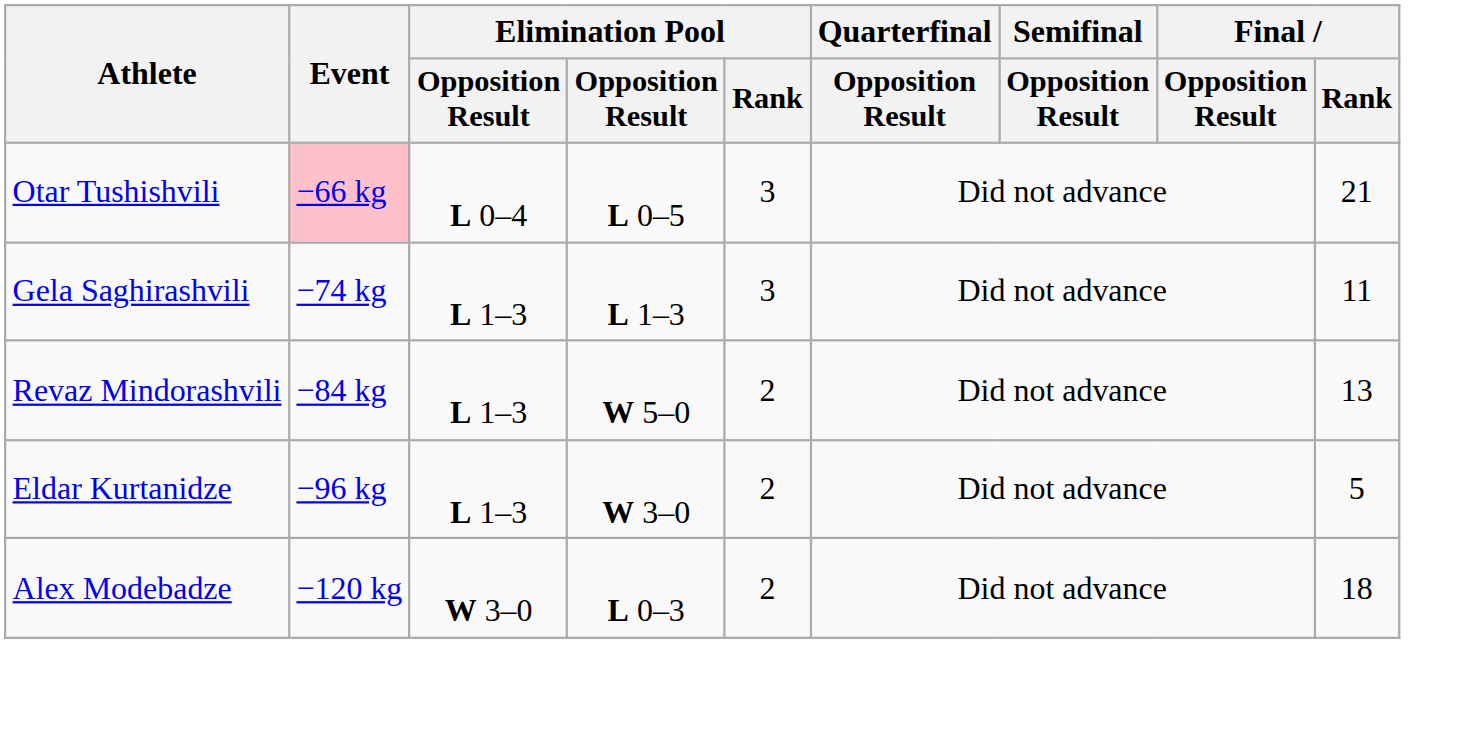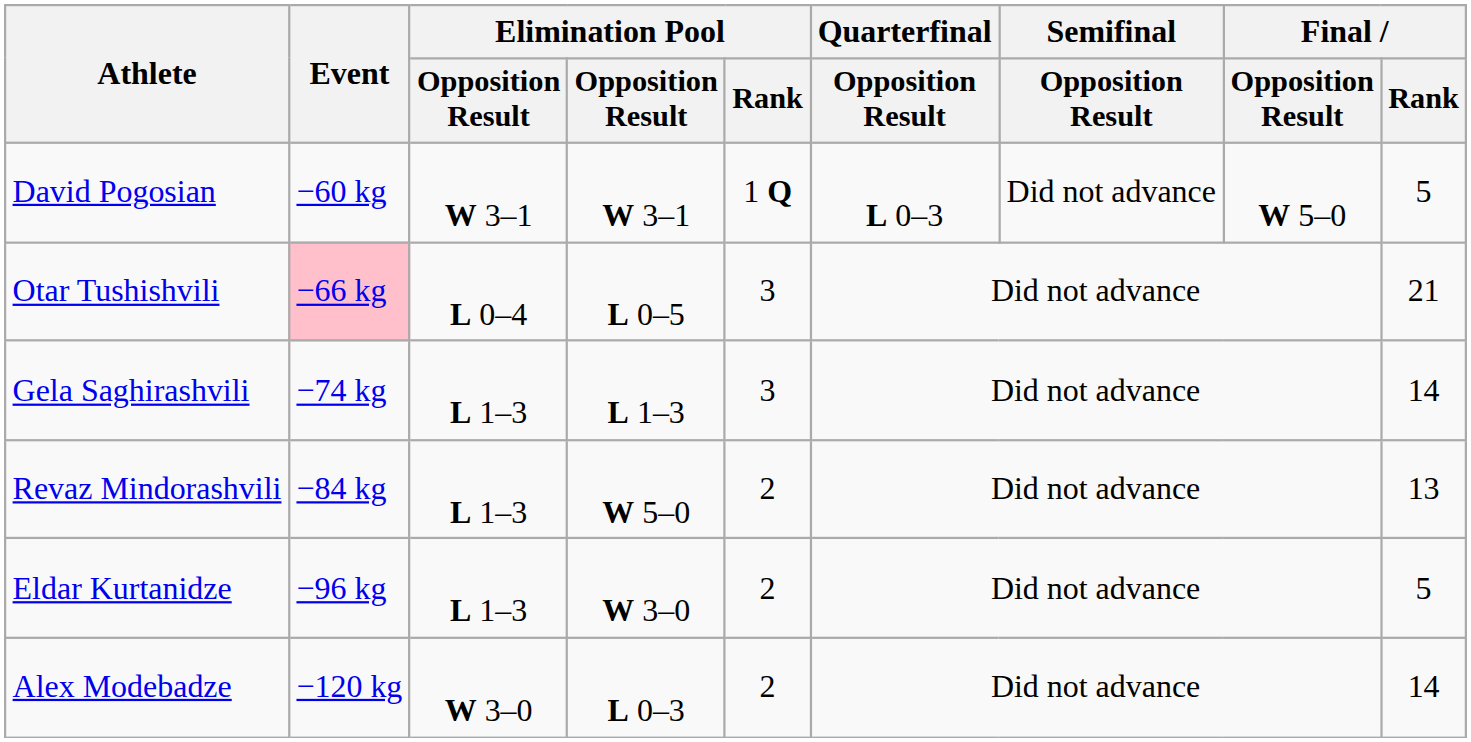+ row: (114, 192)
(1357, 291) 11 -> (1424, 390) 14
(1357, 588) 18 -> (1424, 686) 14
